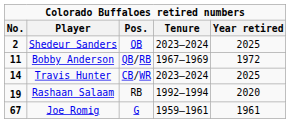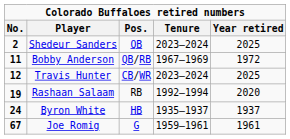(15, 76) 14 -> (15, 76) 12
+ row: (73, 110)
